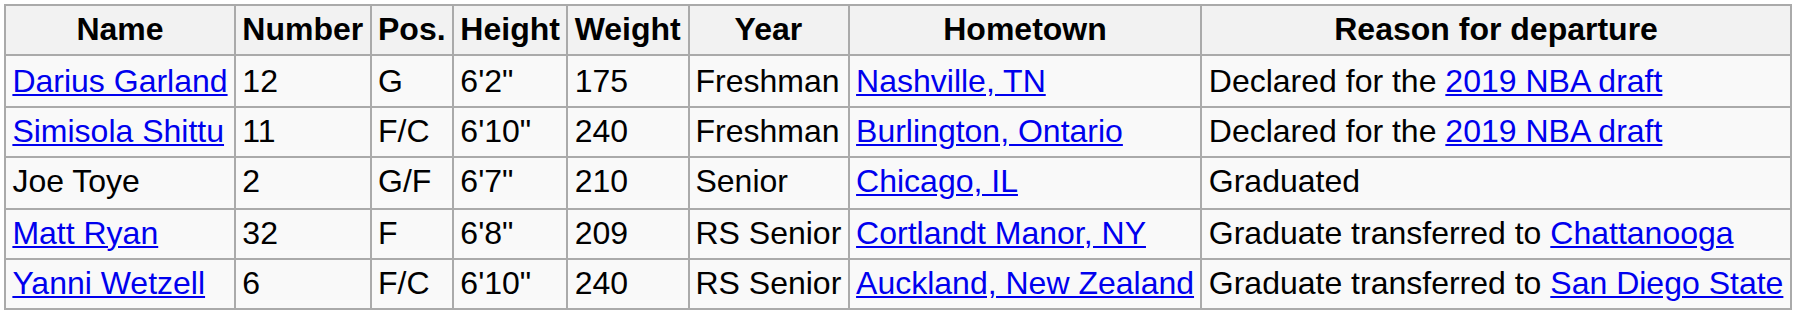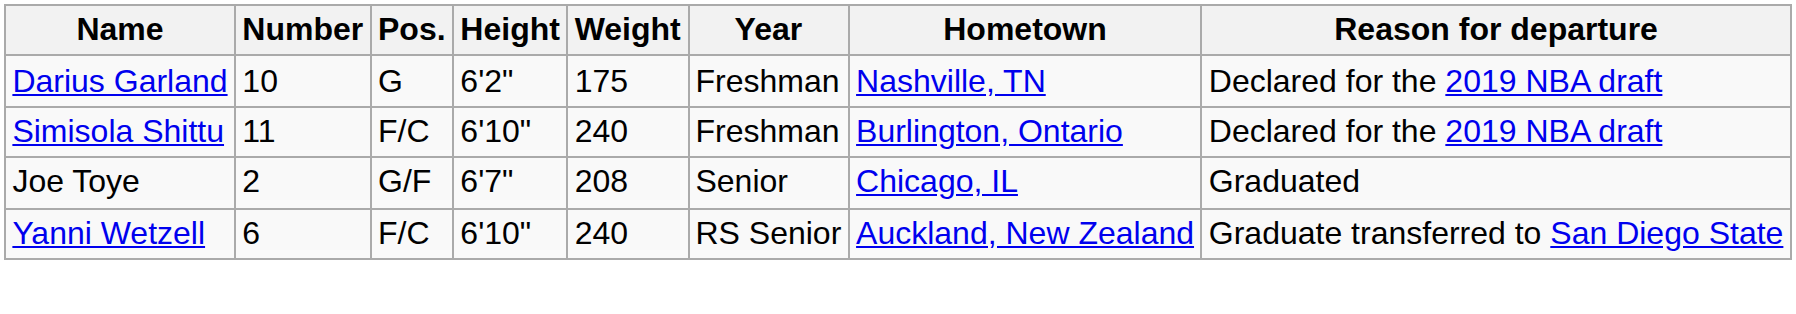(260, 80) 12 -> (260, 80) 10
(601, 182) 210 -> (601, 182) 208
- row: (85, 232)
